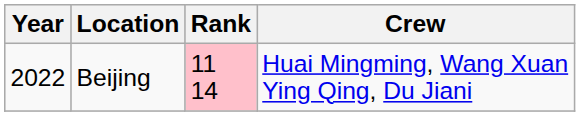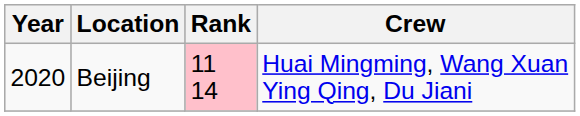(38, 76) 2022 -> (38, 76) 2020
